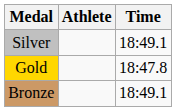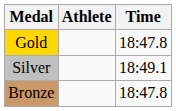rows swapped: (31, 67) <-> (31, 42)
(143, 93) 18:49.1 -> (143, 93) 18:47.8
